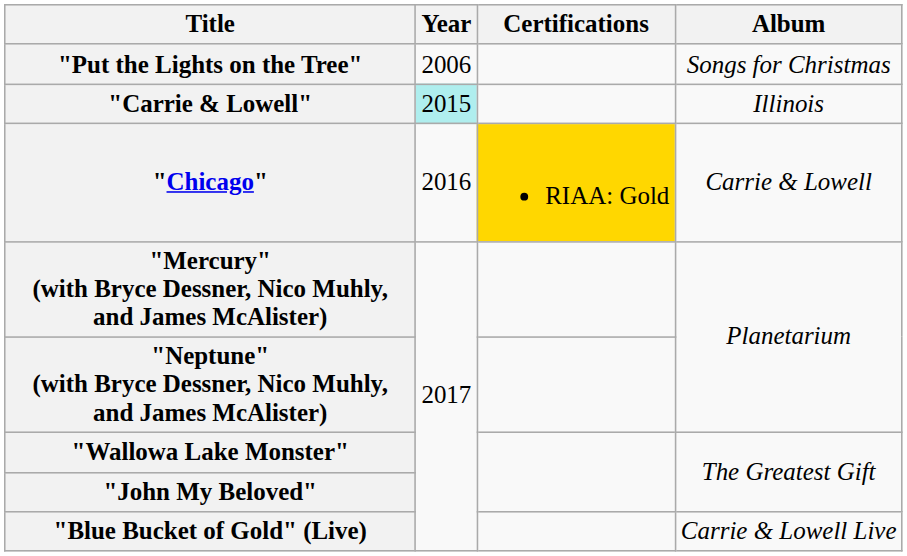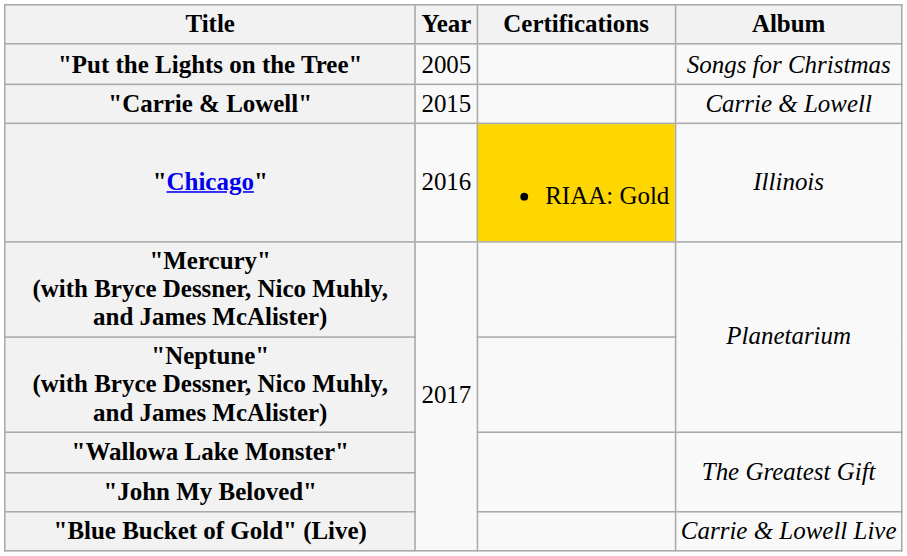(446, 63) 2006 -> (446, 63) 2005
(446, 103) paleturquoise background -> (446, 103) no background
(789, 103) Illinois -> (789, 103) Carrie & Lowell
(789, 182) Carrie & Lowell -> (789, 182) Illinois
